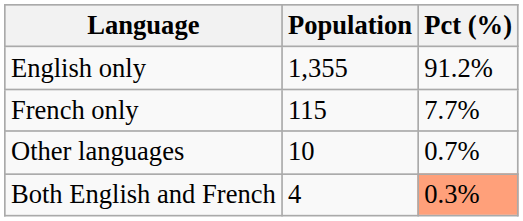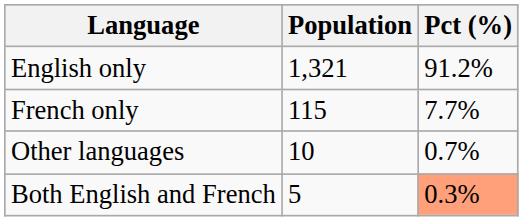(318, 67) 1,355 -> (318, 67) 1,321
(295, 194) 4 -> (295, 194) 5
